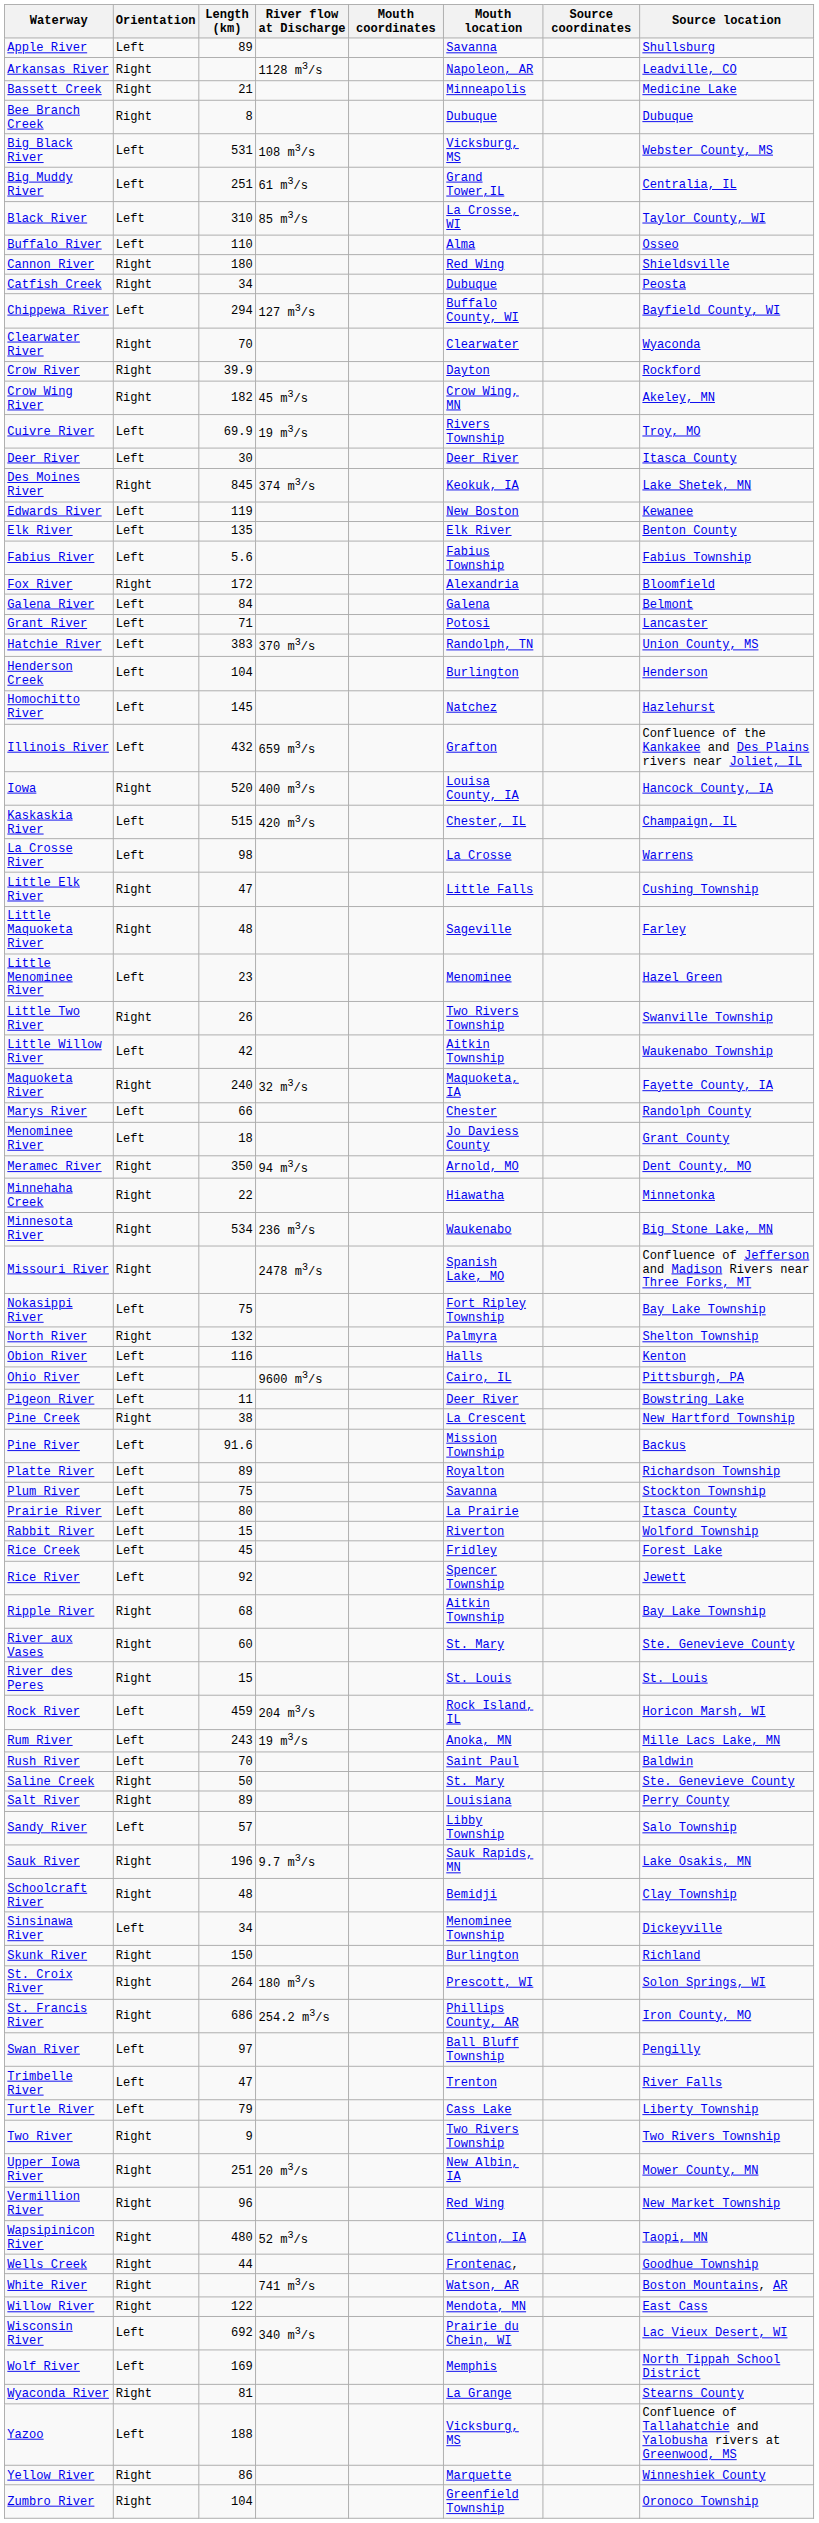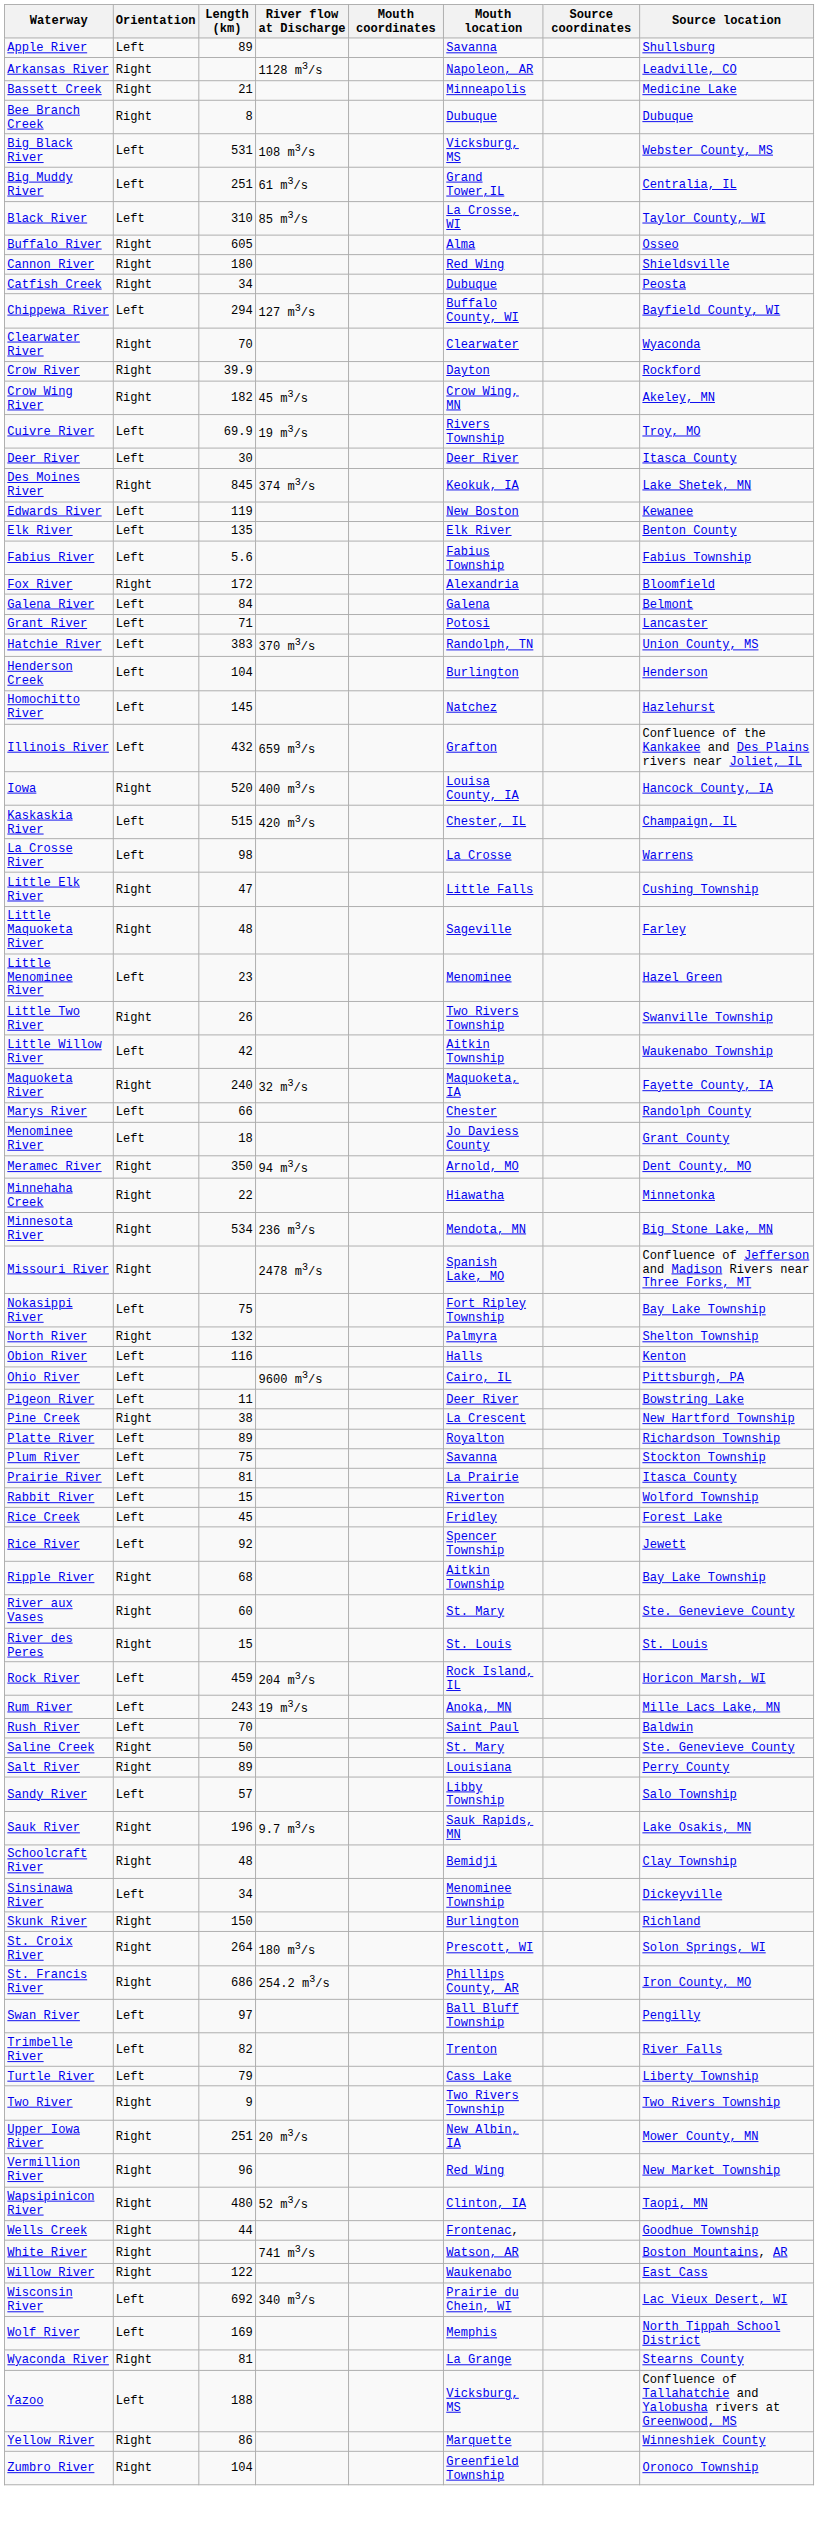(130, 245) Left -> (134, 245) Right
(242, 245) 110 -> (242, 245) 605
(479, 1229) Waukenabo -> (486, 1229) Mendota, MN
- row: (44, 1446)
(245, 1512) 80 -> (245, 1478) 81
(245, 2083) 47 -> (245, 2050) 82
(486, 2307) Mendota, MN -> (479, 2273) Waukenabo
